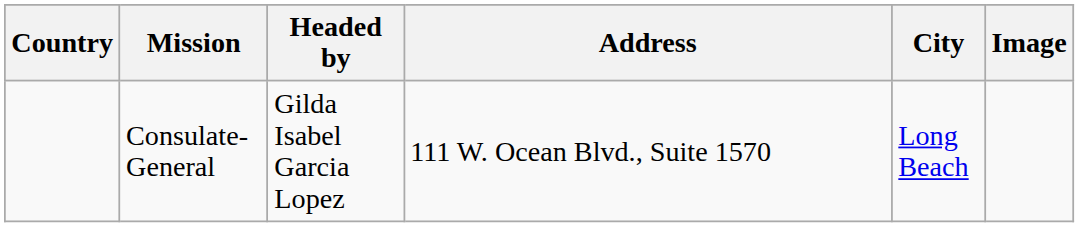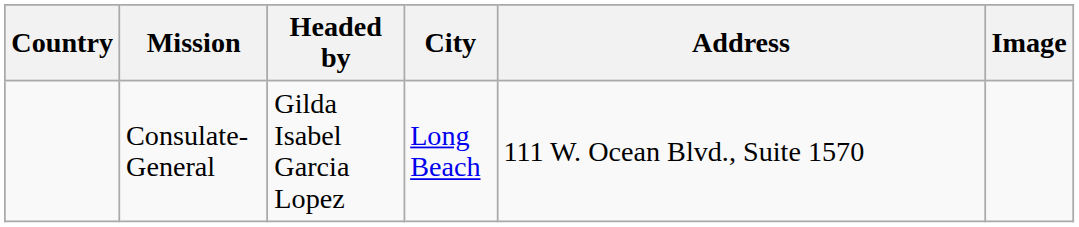columns swapped: (648, 42) <-> (938, 42)
